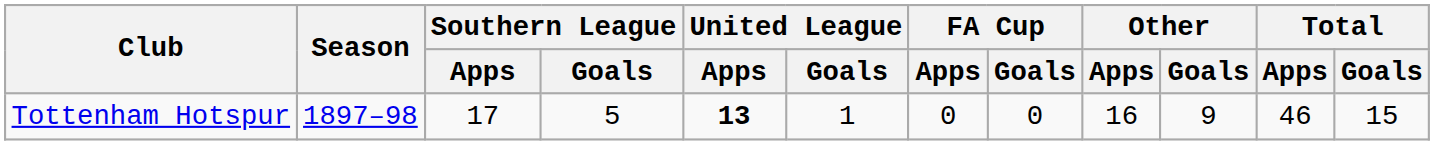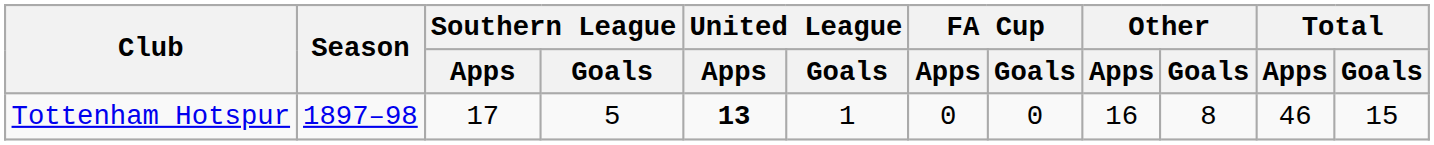(1208, 116) 9 -> (1208, 116) 8
